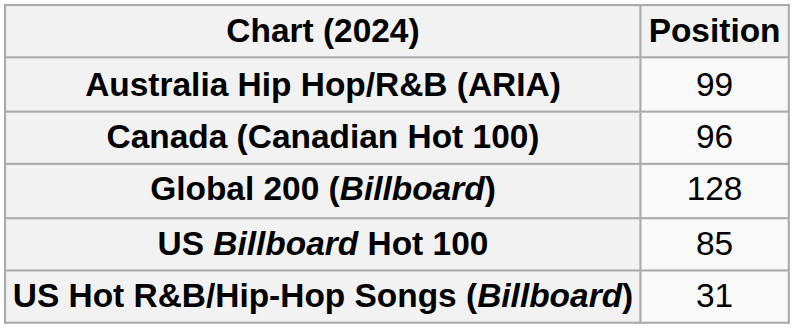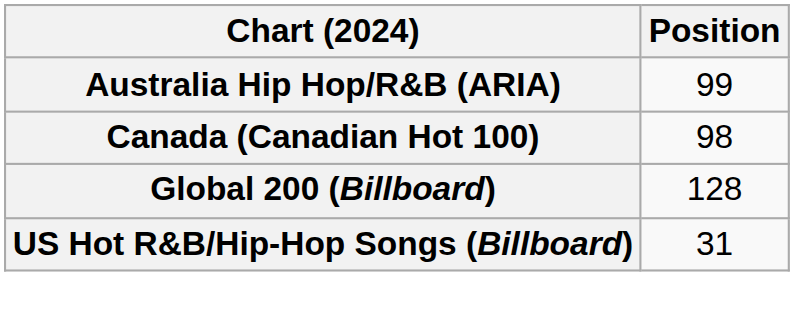(715, 137) 96 -> (715, 137) 98
- row: (323, 243)
